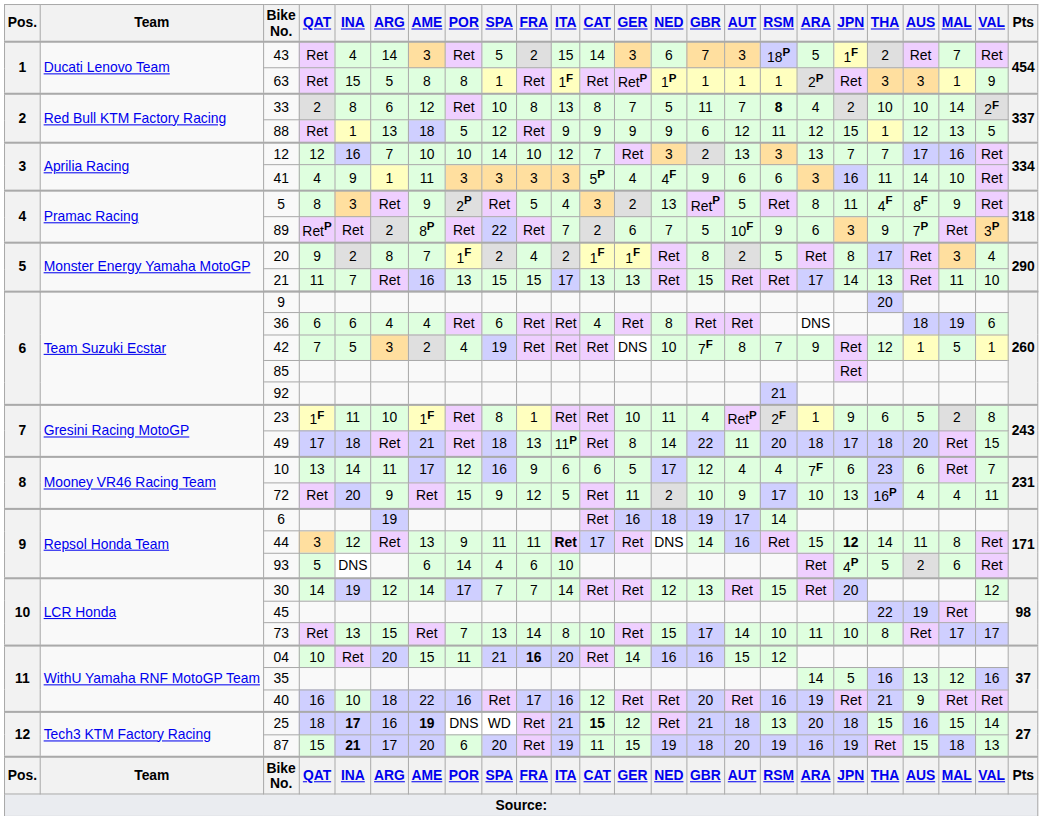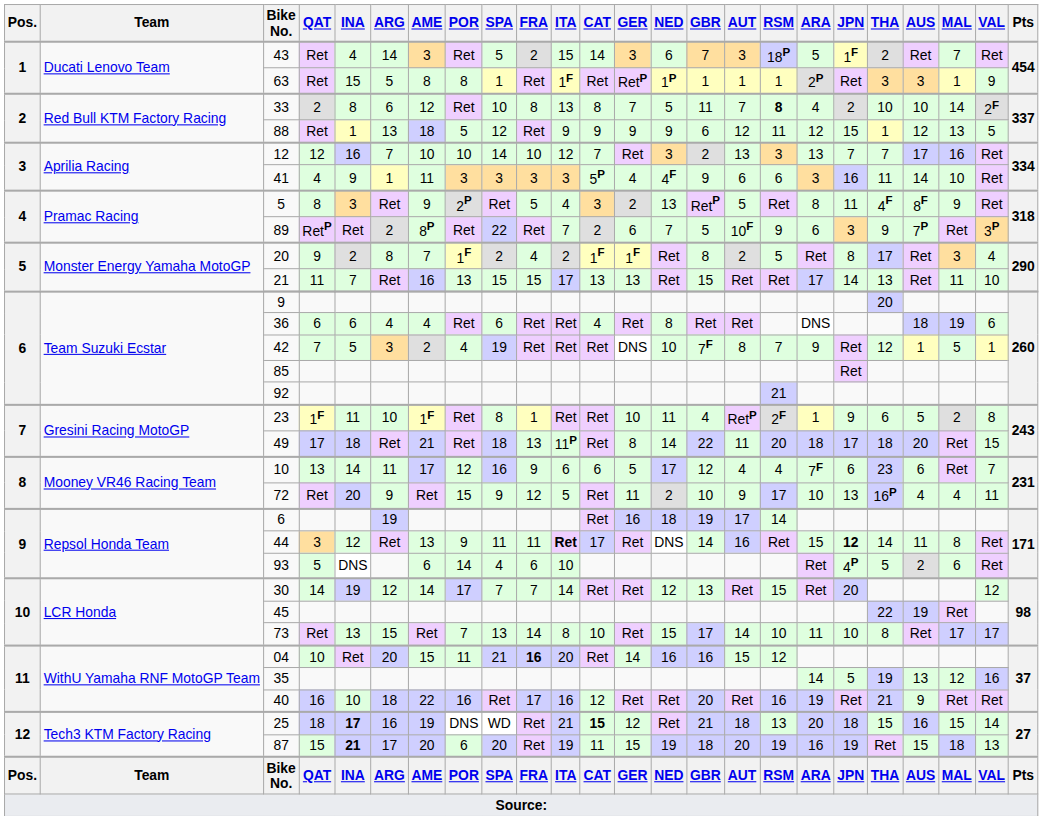(885, 678) 16 -> (885, 678) 19
(427, 723) bold -> (427, 723) normal
